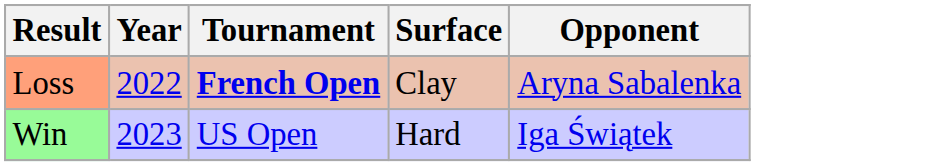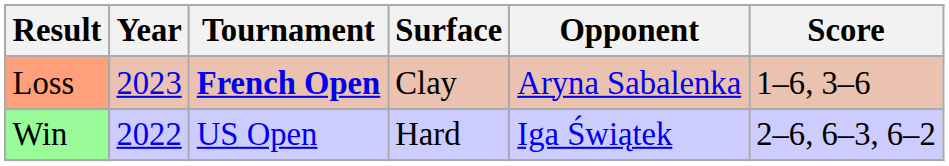+ column: (846, 30)
(149, 82) 2022 -> (149, 82) 2023
(149, 133) 2023 -> (149, 133) 2022
